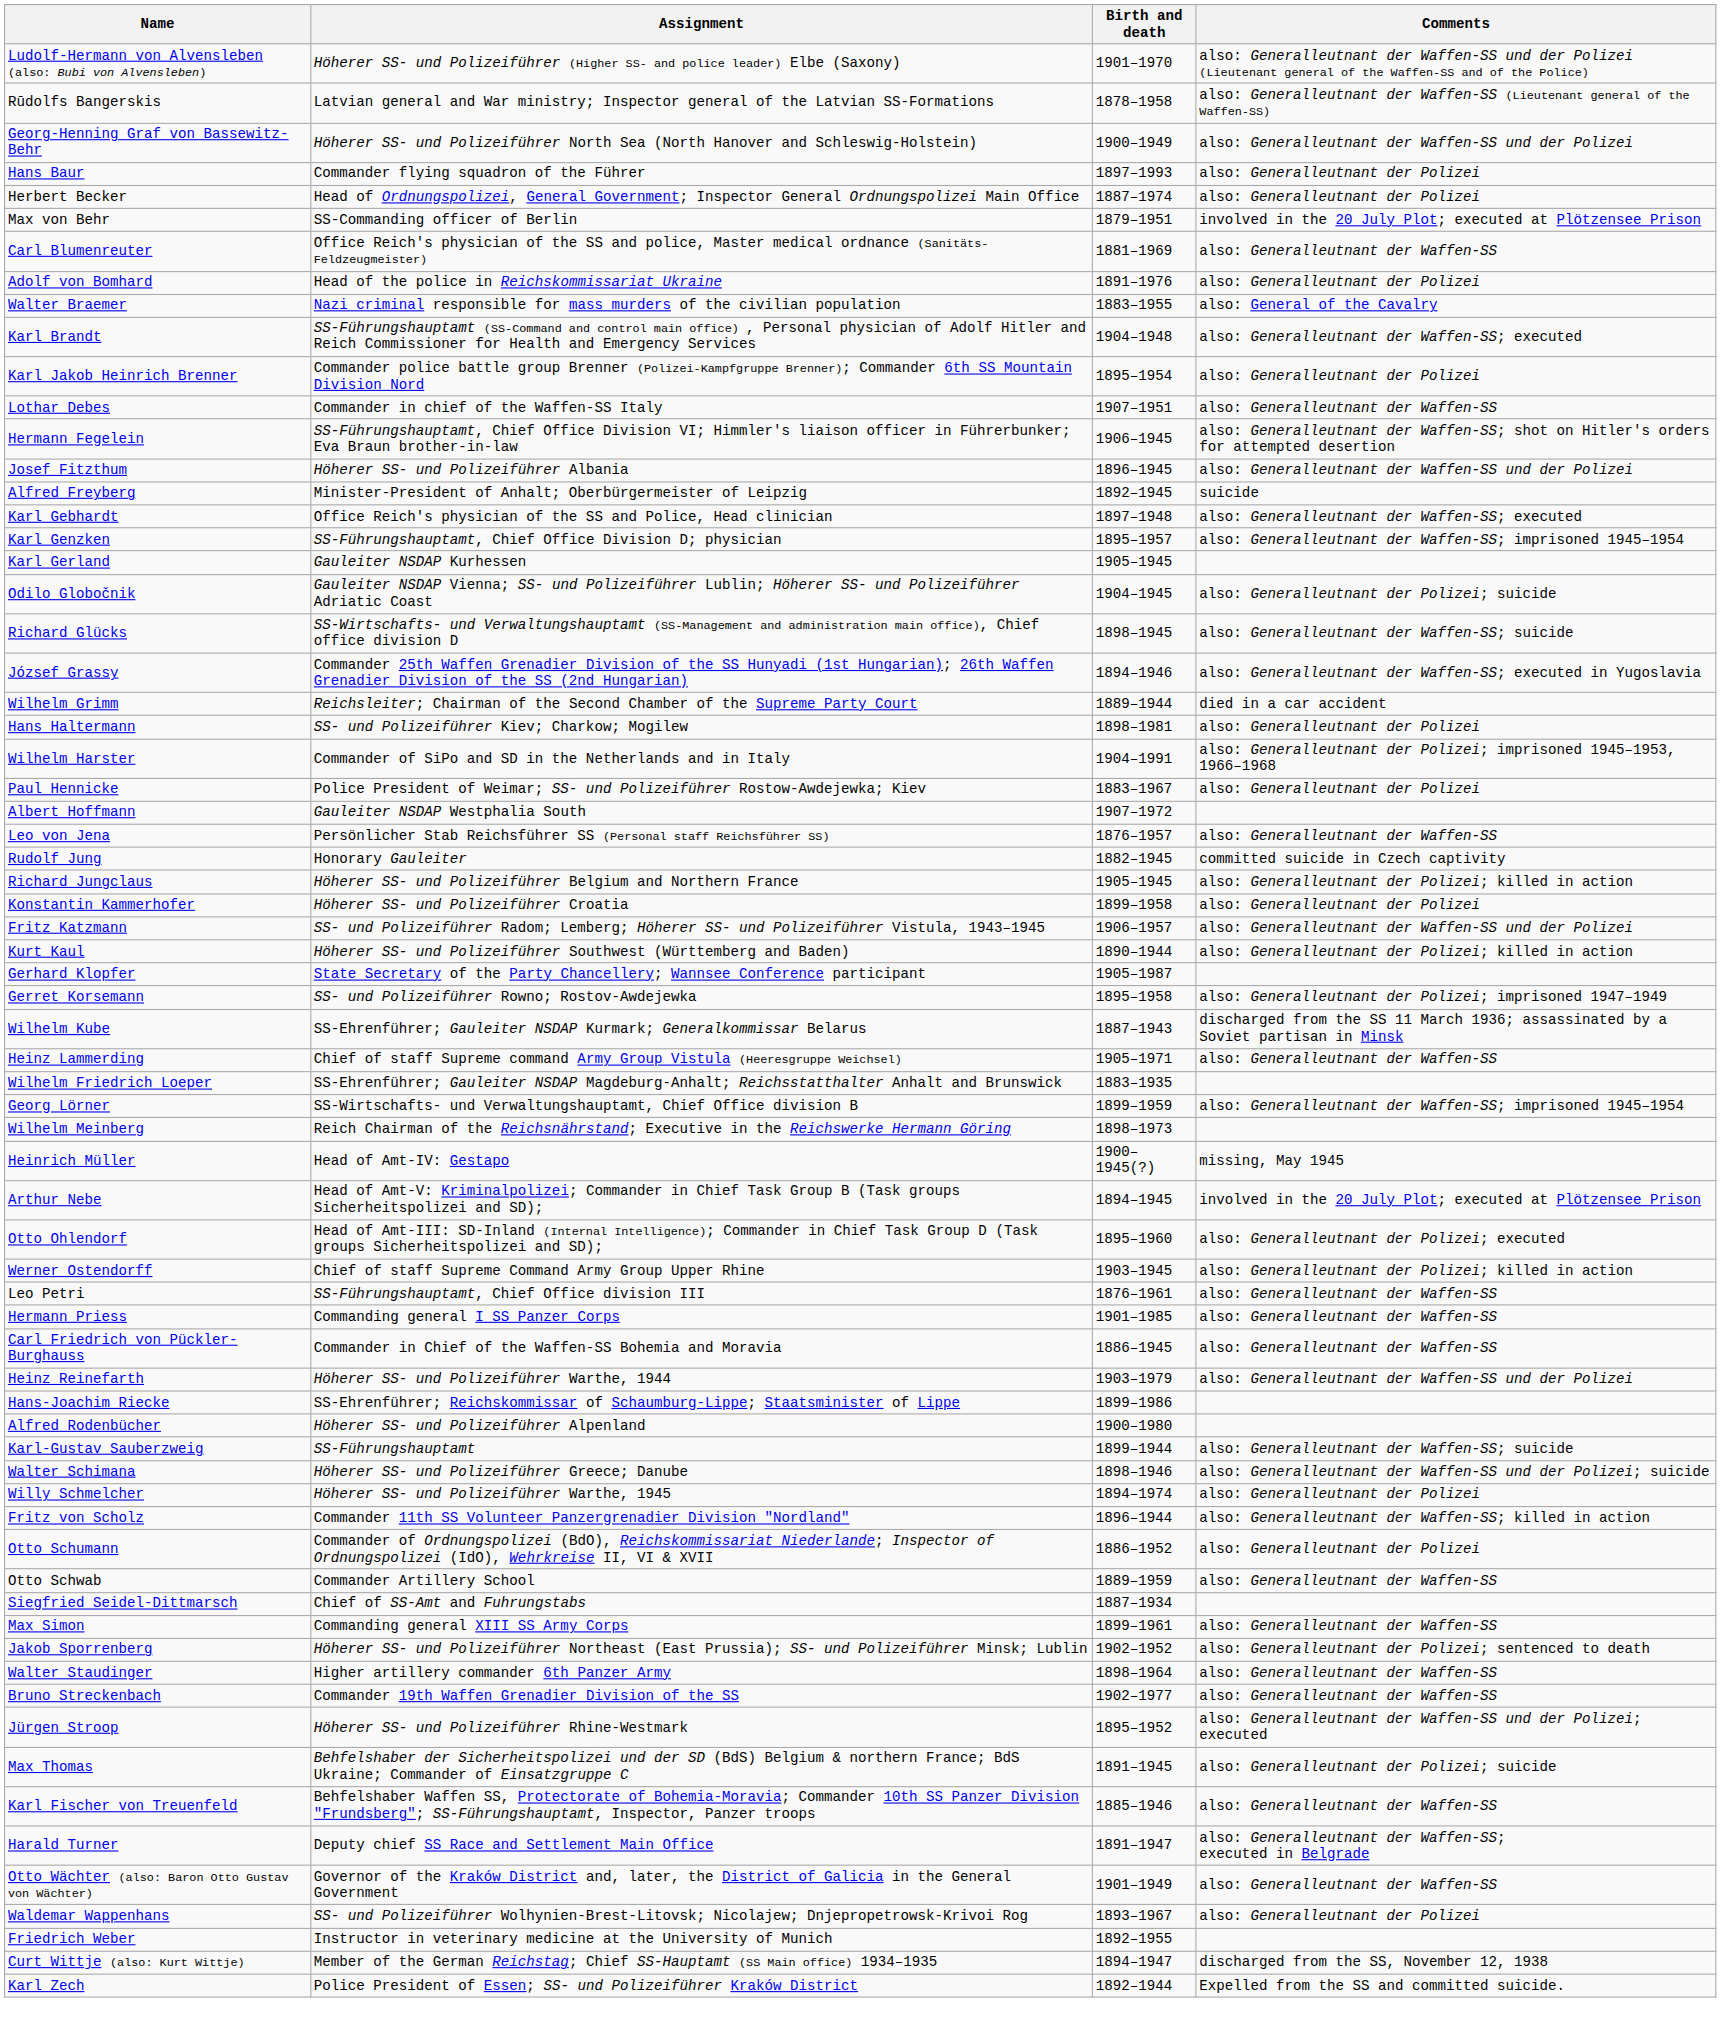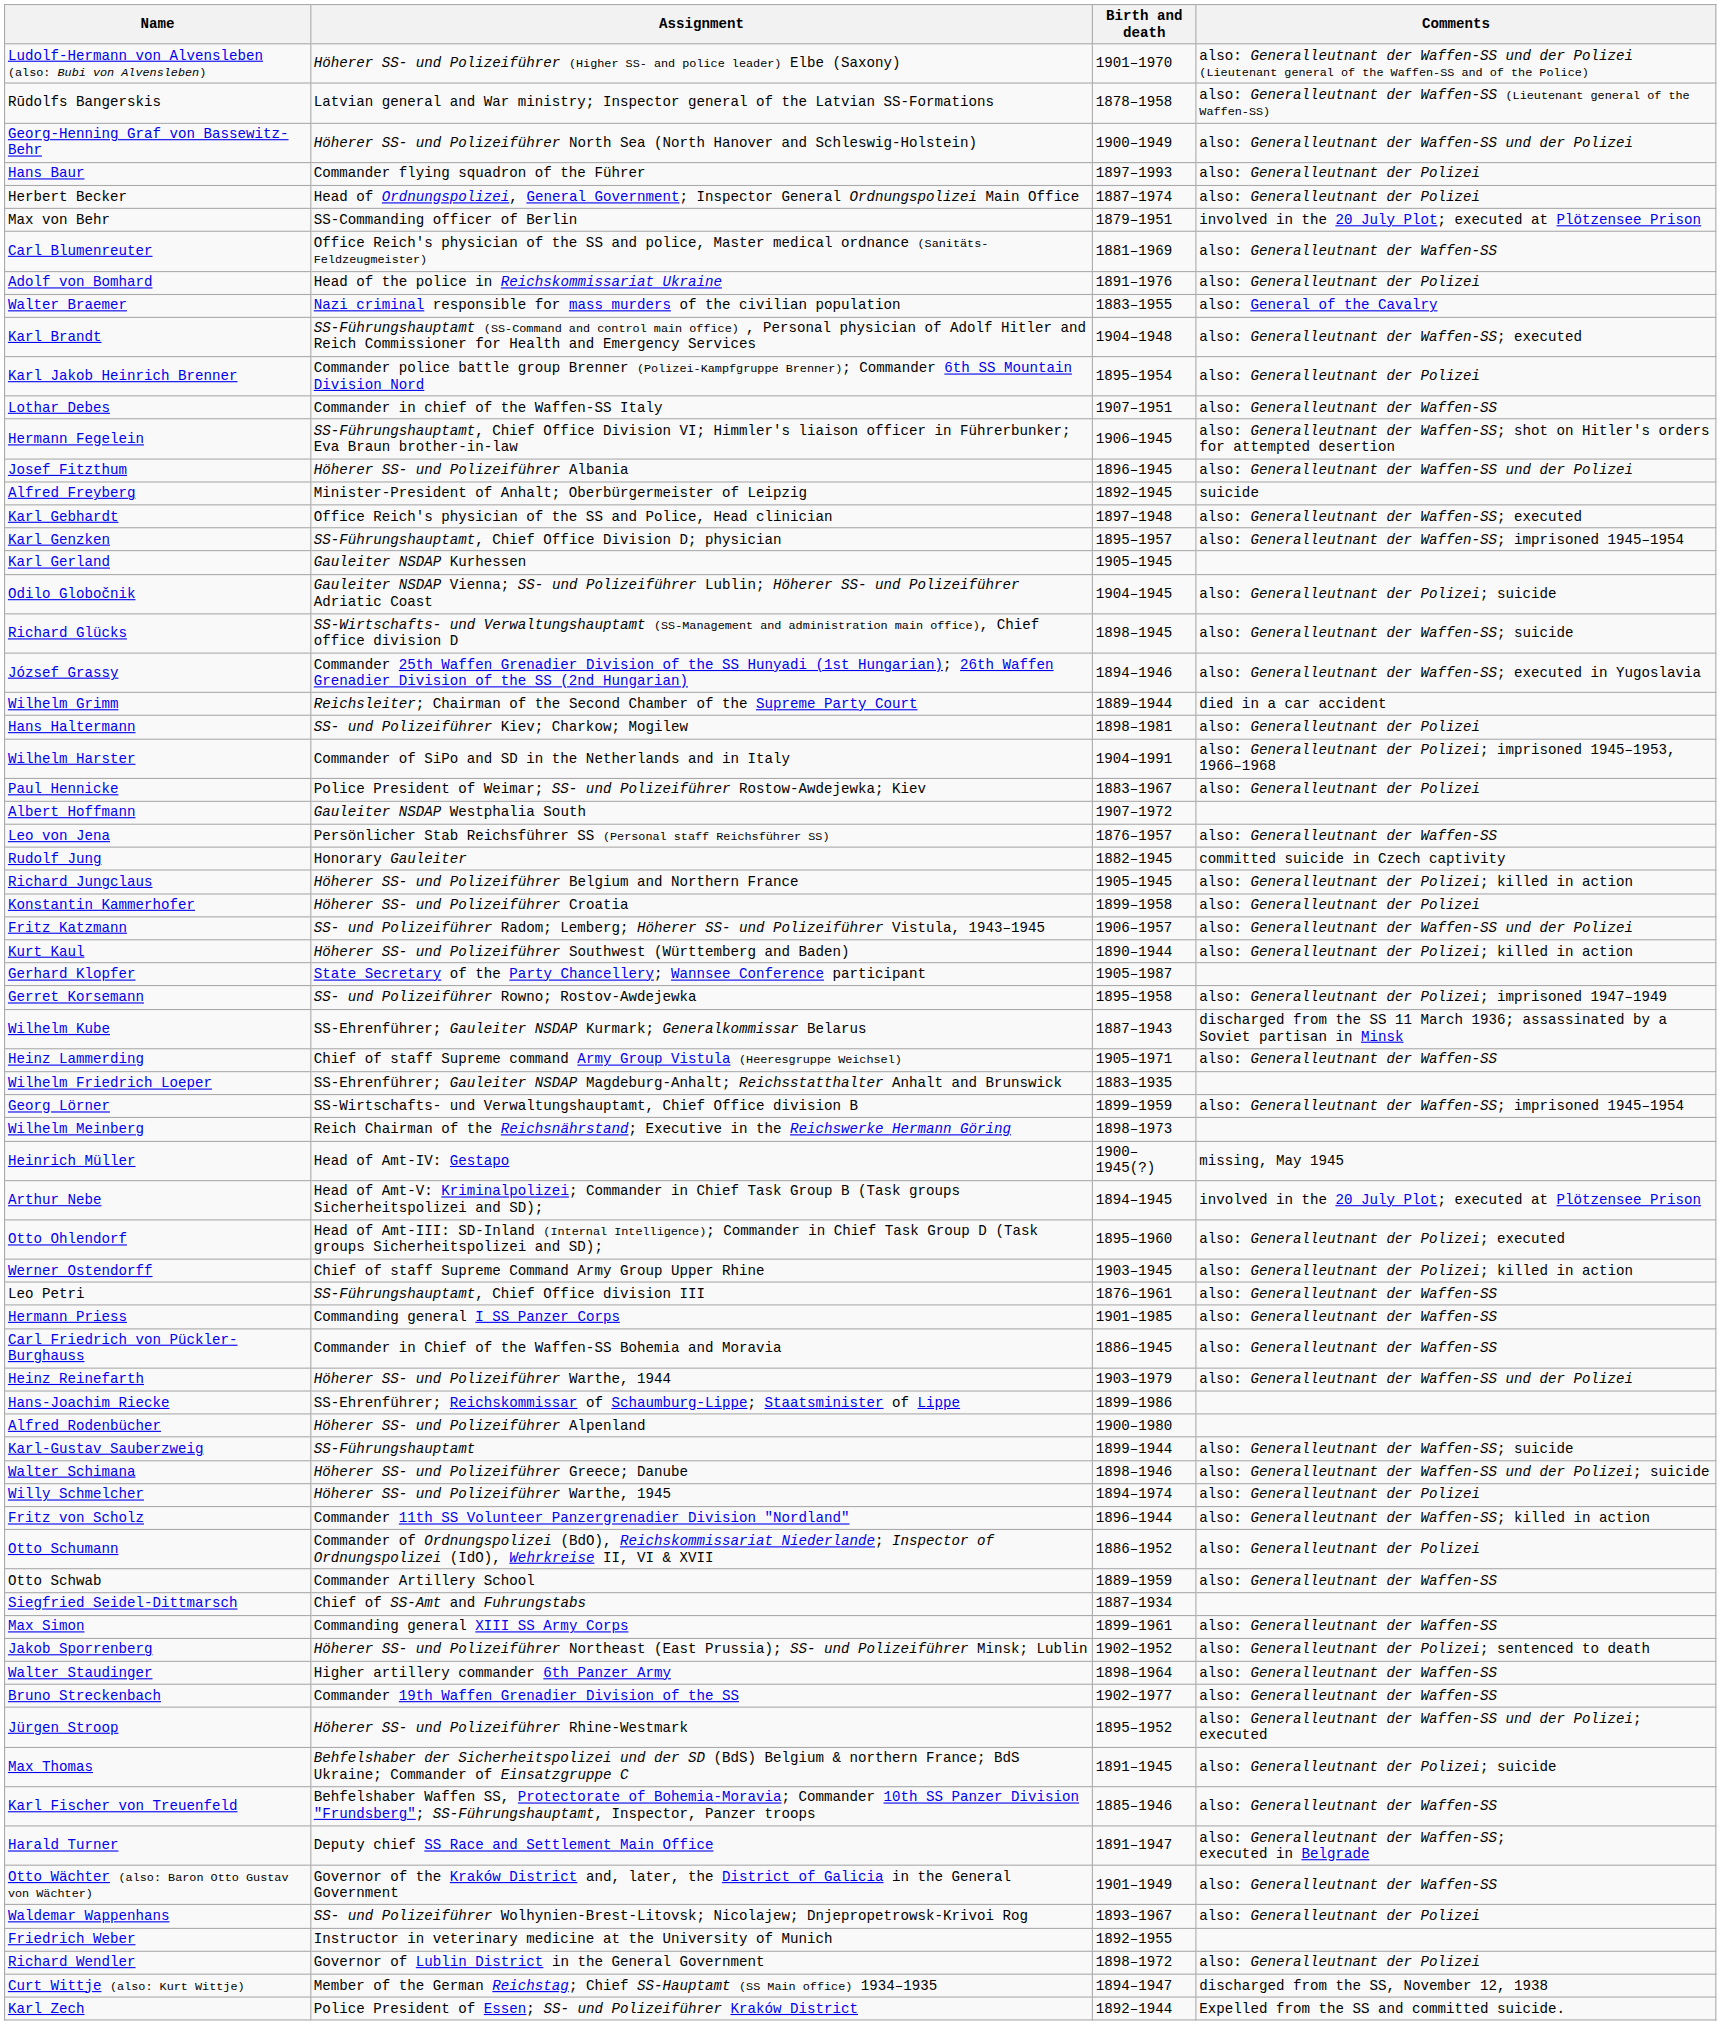+ row: (72, 1963)
